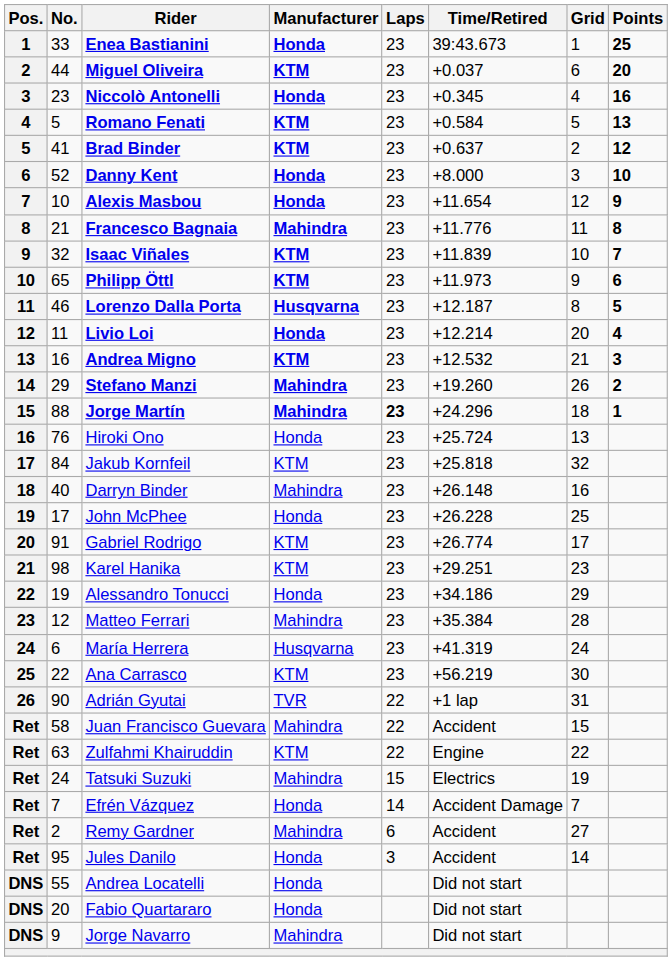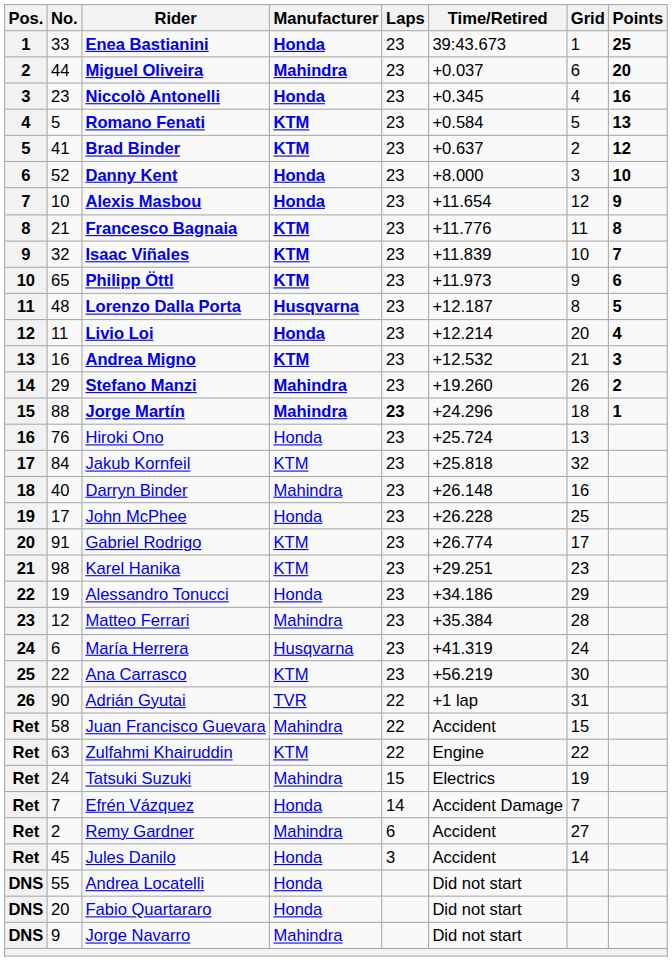(291, 70) KTM -> (310, 70) Mahindra
(310, 228) Mahindra -> (291, 228) KTM
(60, 306) 46 -> (60, 306) 48
(60, 857) 95 -> (60, 857) 45
